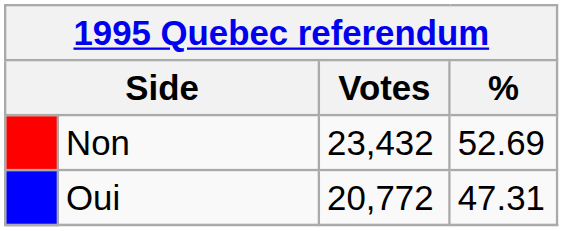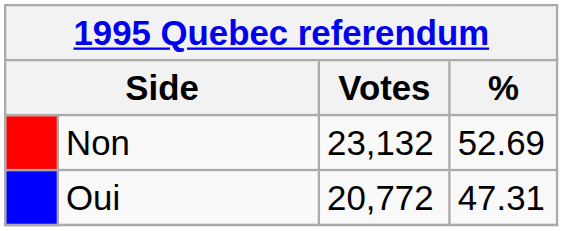(380, 143) 23,432 -> (380, 143) 23,132
